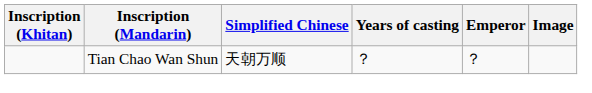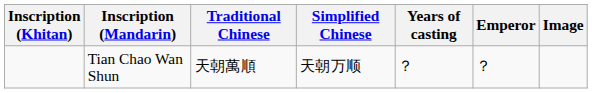+ column: (244, 25)
